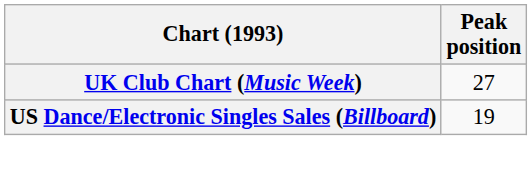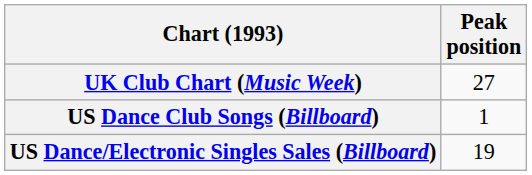+ row: (223, 116)
